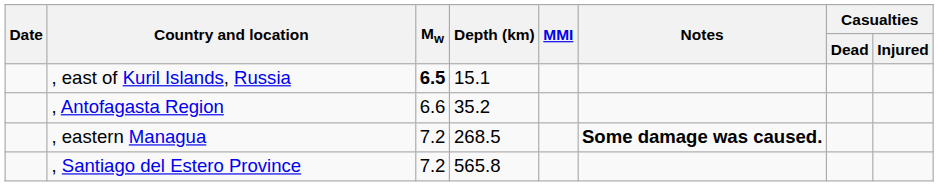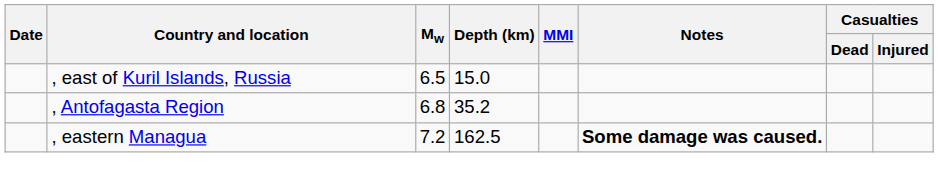(433, 78) bold -> (433, 78) normal
(472, 78) 15.1 -> (472, 78) 15.0
(433, 107) 6.6 -> (433, 107) 6.8
(477, 136) 268.5 -> (477, 136) 162.5
- row: (176, 166)
